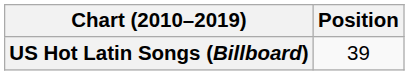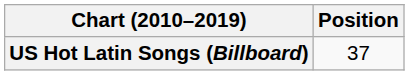(358, 53) 39 -> (358, 53) 37
